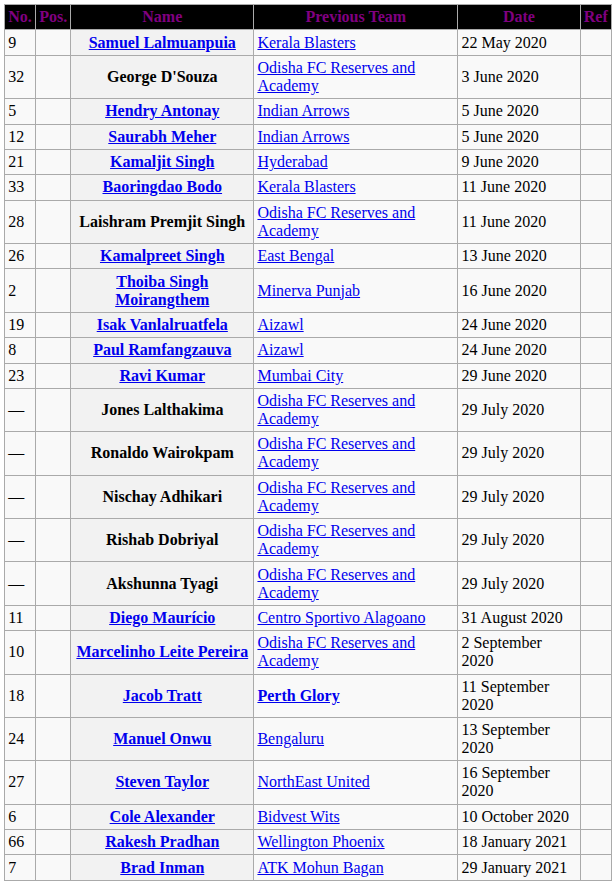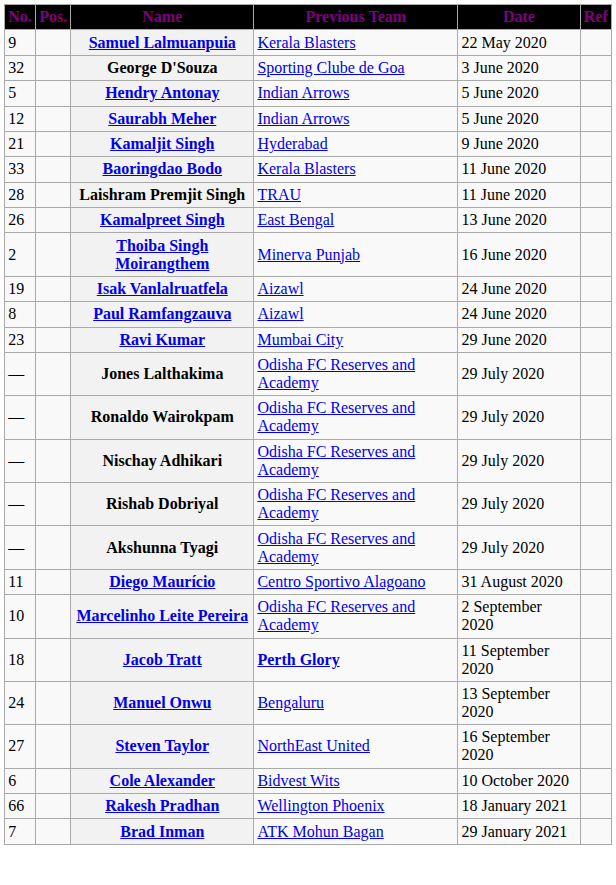(336, 76) Odisha FC Reserves and Academy -> (331, 67) Sporting Clube de Goa
(336, 221) Odisha FC Reserves and Academy -> (279, 194) TRAU
